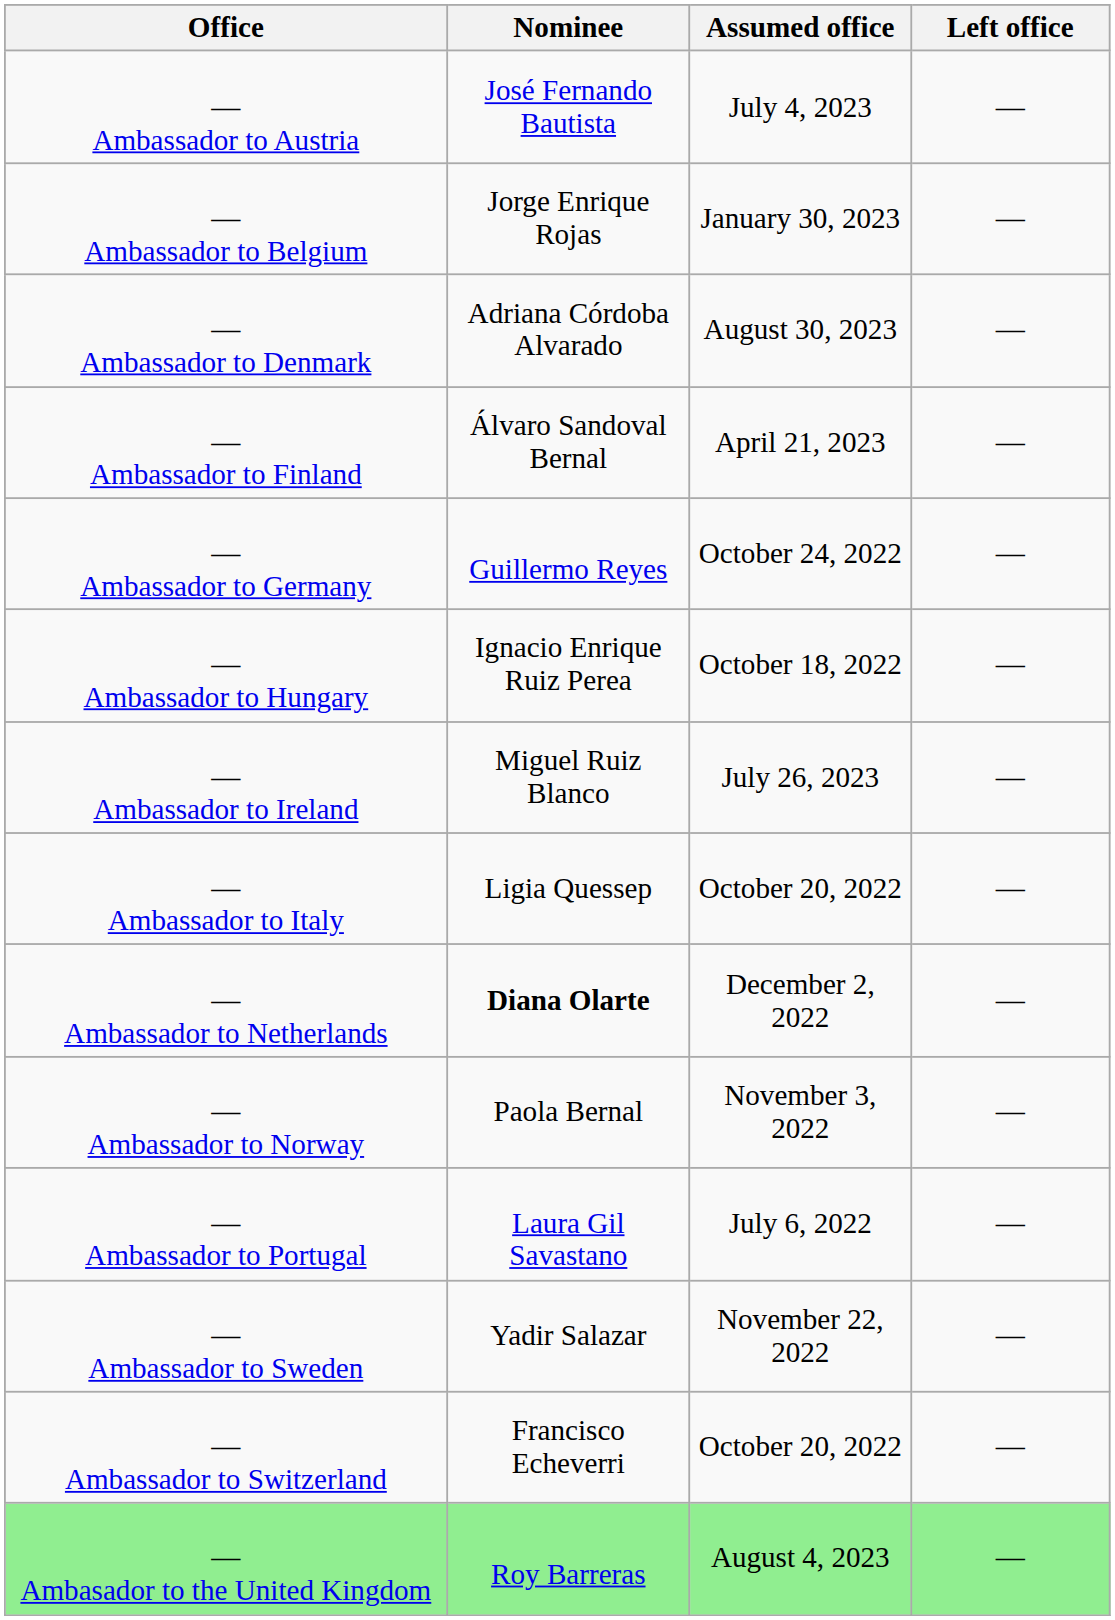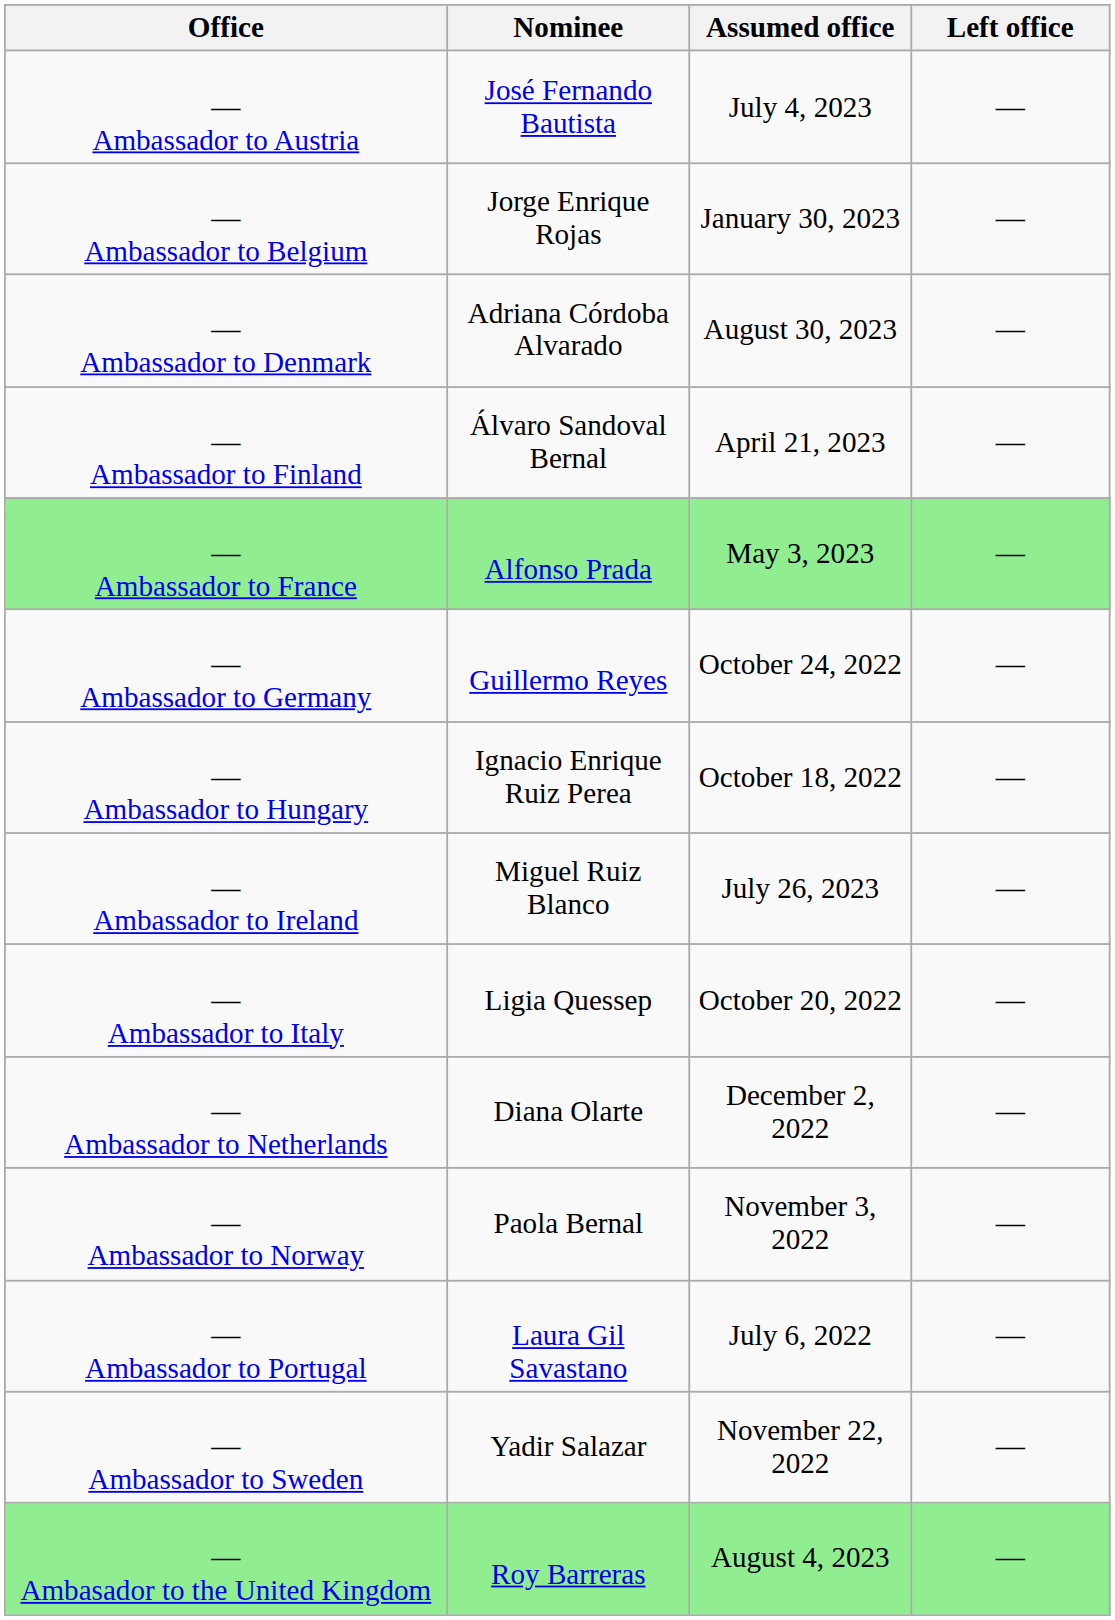+ row: (226, 569)
(568, 1000) bold -> (568, 1111) normal
- row: (226, 1463)
